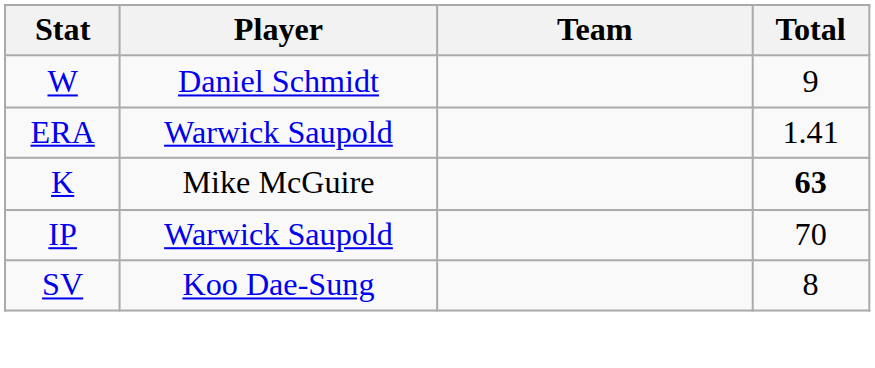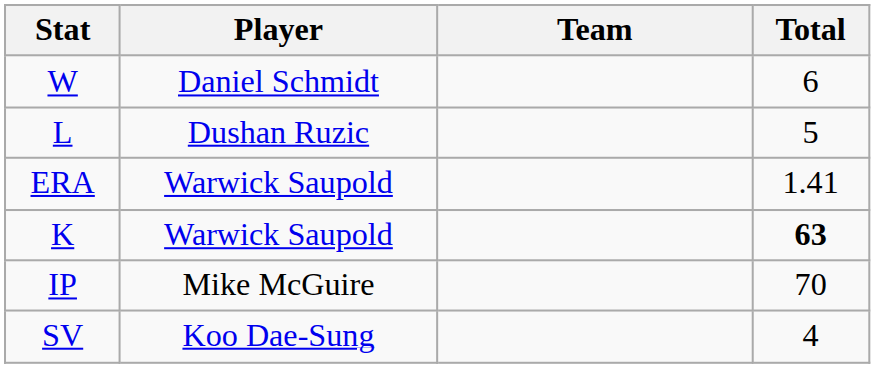(811, 81) 9 -> (811, 81) 6
+ row: (63, 132)
(278, 183) Mike McGuire -> (278, 234) Warwick Saupold
(278, 234) Warwick Saupold -> (278, 285) Mike McGuire
(811, 285) 8 -> (811, 336) 4
